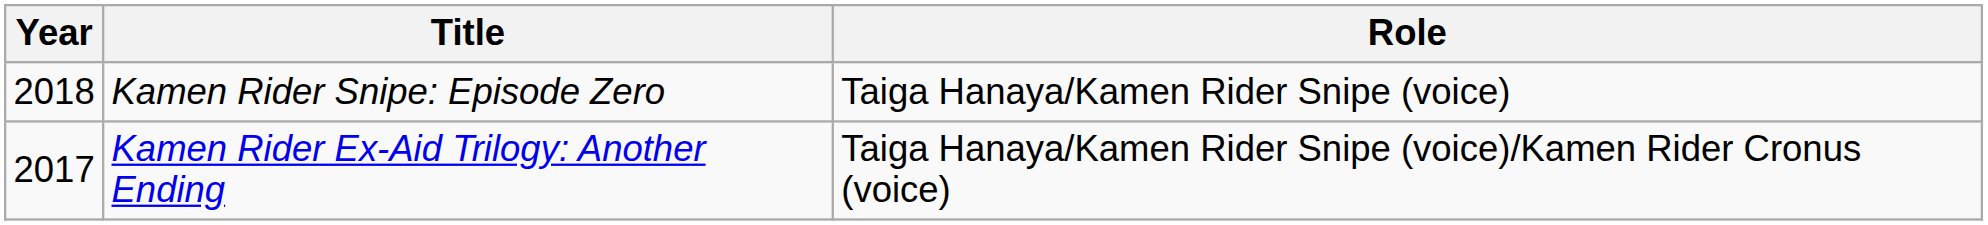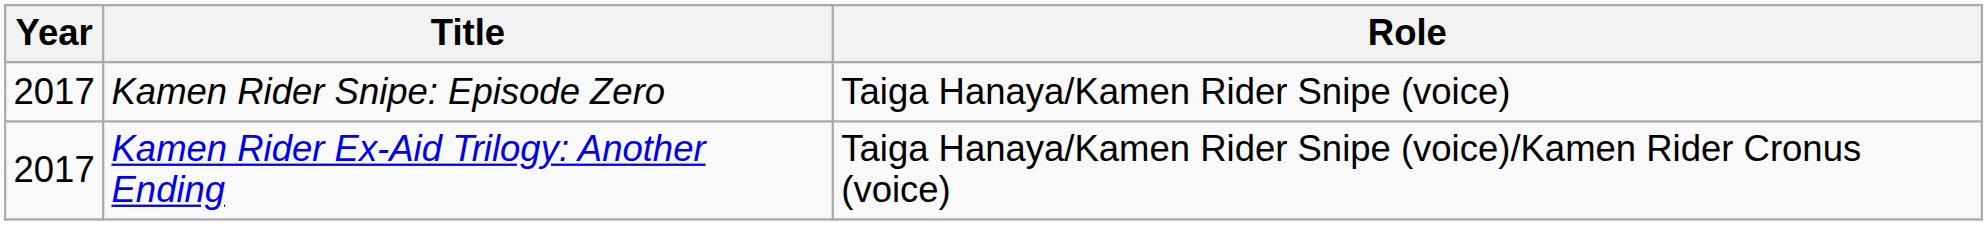(54, 91) 2018 -> (54, 91) 2017
